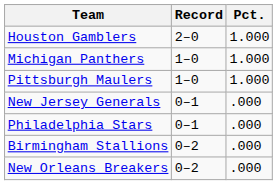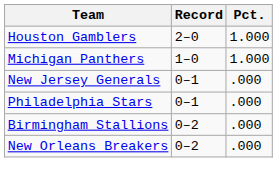- row: (80, 81)
